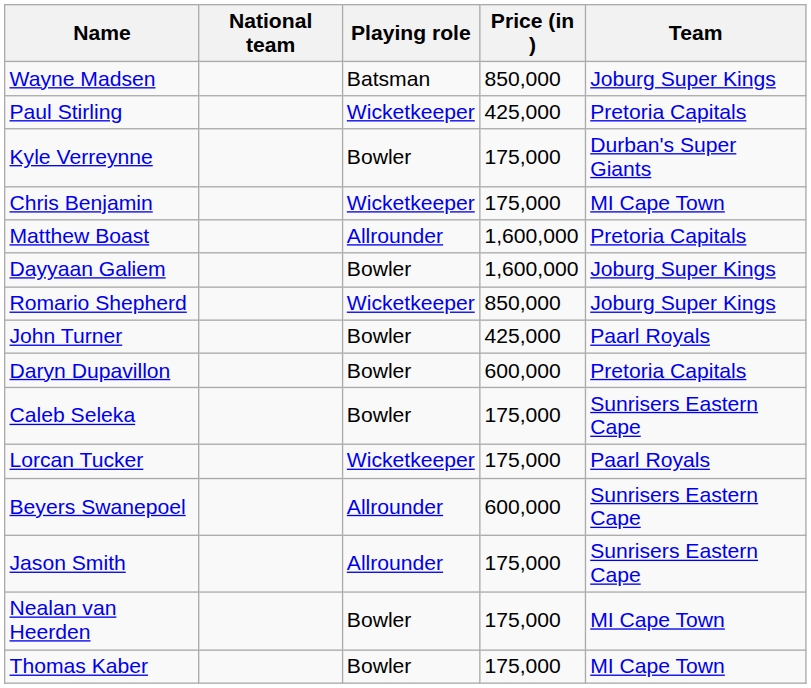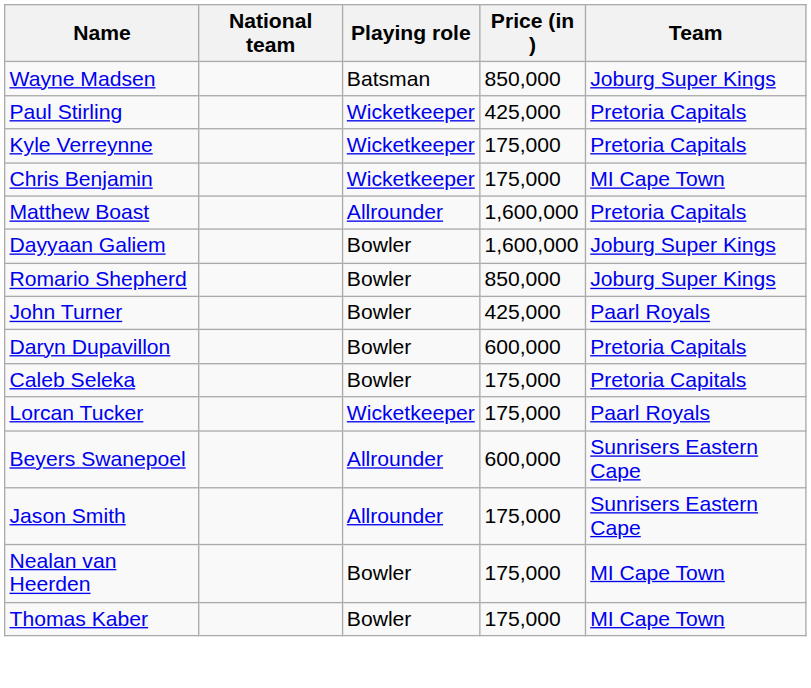(379, 157) Bowler -> (411, 145) Wicketkeeper
(663, 157) Durban's Super Giants -> (668, 145) Pretoria Capitals
(411, 303) Wicketkeeper -> (379, 279) Bowler
(674, 415) Sunrisers Eastern Cape -> (668, 379) Pretoria Capitals
